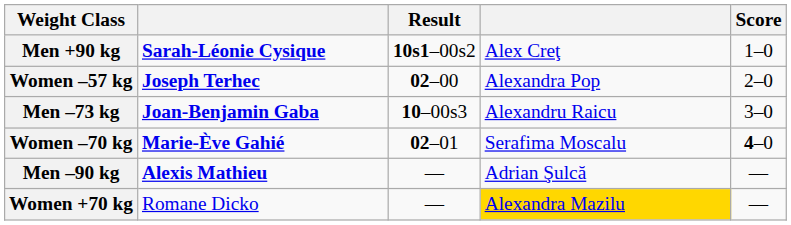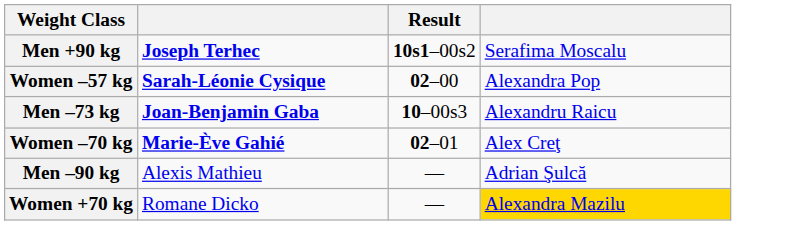- column: (759, 19)
(234, 50) Sarah-Léonie Cysique -> (201, 50) Joseph Terhec
(523, 50) Alex Creţ -> (555, 50) Serafima Moscalu
(201, 81) Joseph Terhec -> (234, 81) Sarah-Léonie Cysique
(555, 142) Serafima Moscalu -> (523, 142) Alex Creţ
(205, 173) bold -> (202, 173) normal
